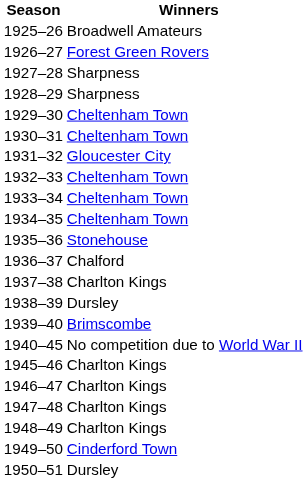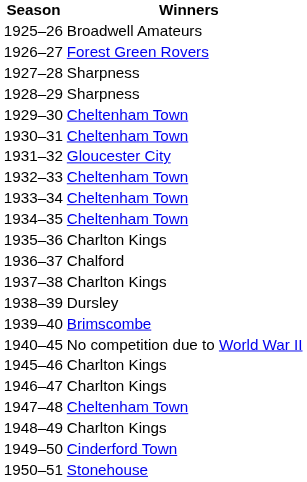(107, 240) Stonehouse -> (117, 240) Charlton Kings
(117, 407) Charlton Kings -> (128, 407) Cheltenham Town
(93, 470) Dursley -> (107, 470) Stonehouse
